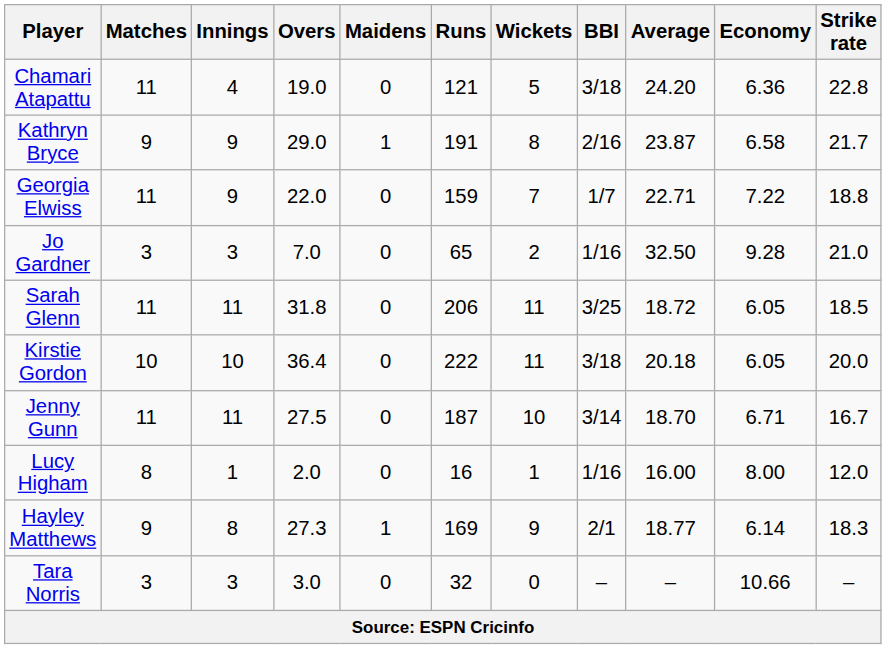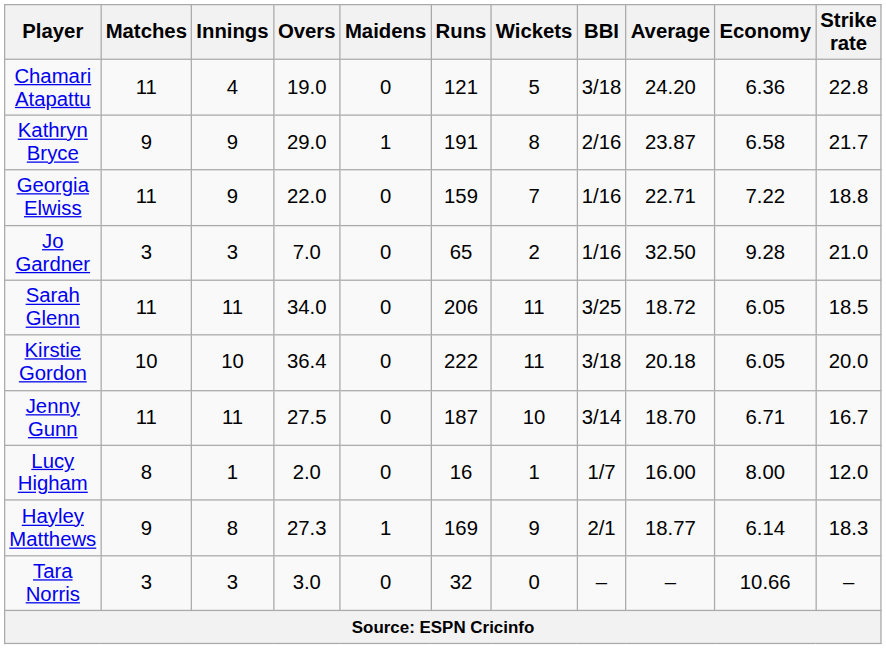(602, 197) 1/7 -> (602, 197) 1/16
(307, 307) 31.8 -> (307, 307) 34.0
(602, 472) 1/16 -> (602, 472) 1/7
